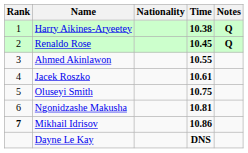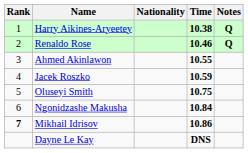(201, 44) 10.45 -> (201, 44) 10.46
(201, 76) 10.61 -> (201, 76) 10.59
(201, 108) 10.81 -> (201, 108) 10.84
